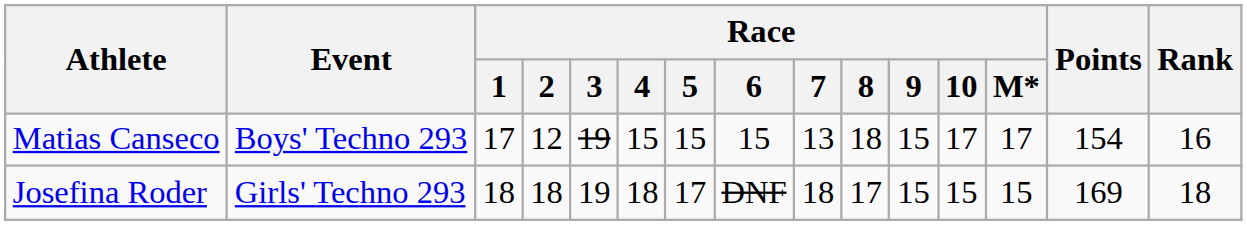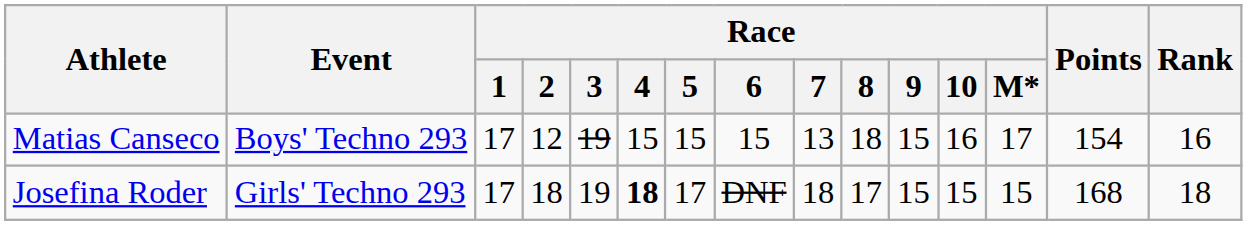(961, 139) 17 -> (961, 139) 16
(499, 192) 18 -> (499, 192) 17
(642, 192) normal -> (642, 192) bold
(1098, 192) 169 -> (1098, 192) 168
